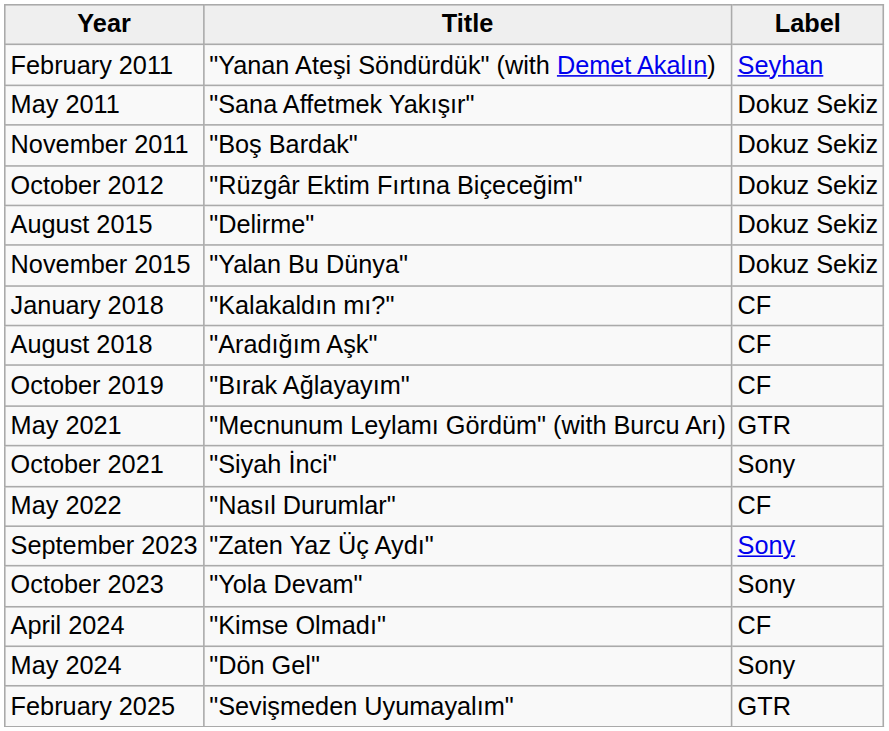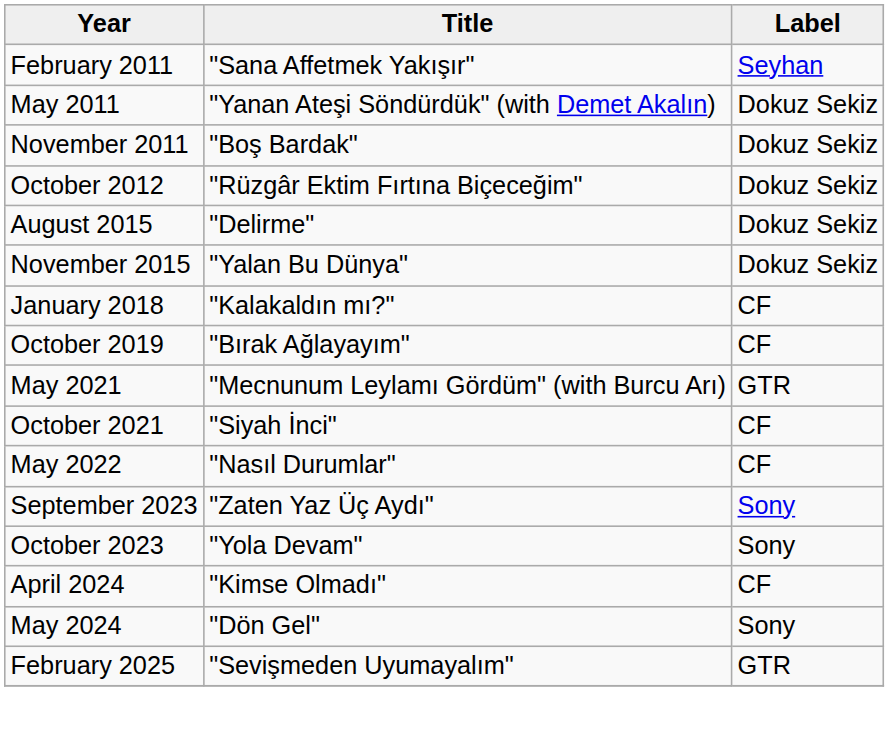(462, 64) "Yanan Ateşi Söndürdük" (with Demet Akalın) -> (342, 64) "Sana Affetmek Yakışır"
(342, 104) "Sana Affetmek Yakışır" -> (462, 104) "Yanan Ateşi Söndürdük" (with Demet Akalın)
- row: (82, 345)
(766, 465) Sony -> (754, 425) CF
